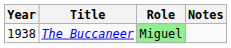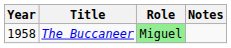(22, 33) 1938 -> (22, 33) 1958
